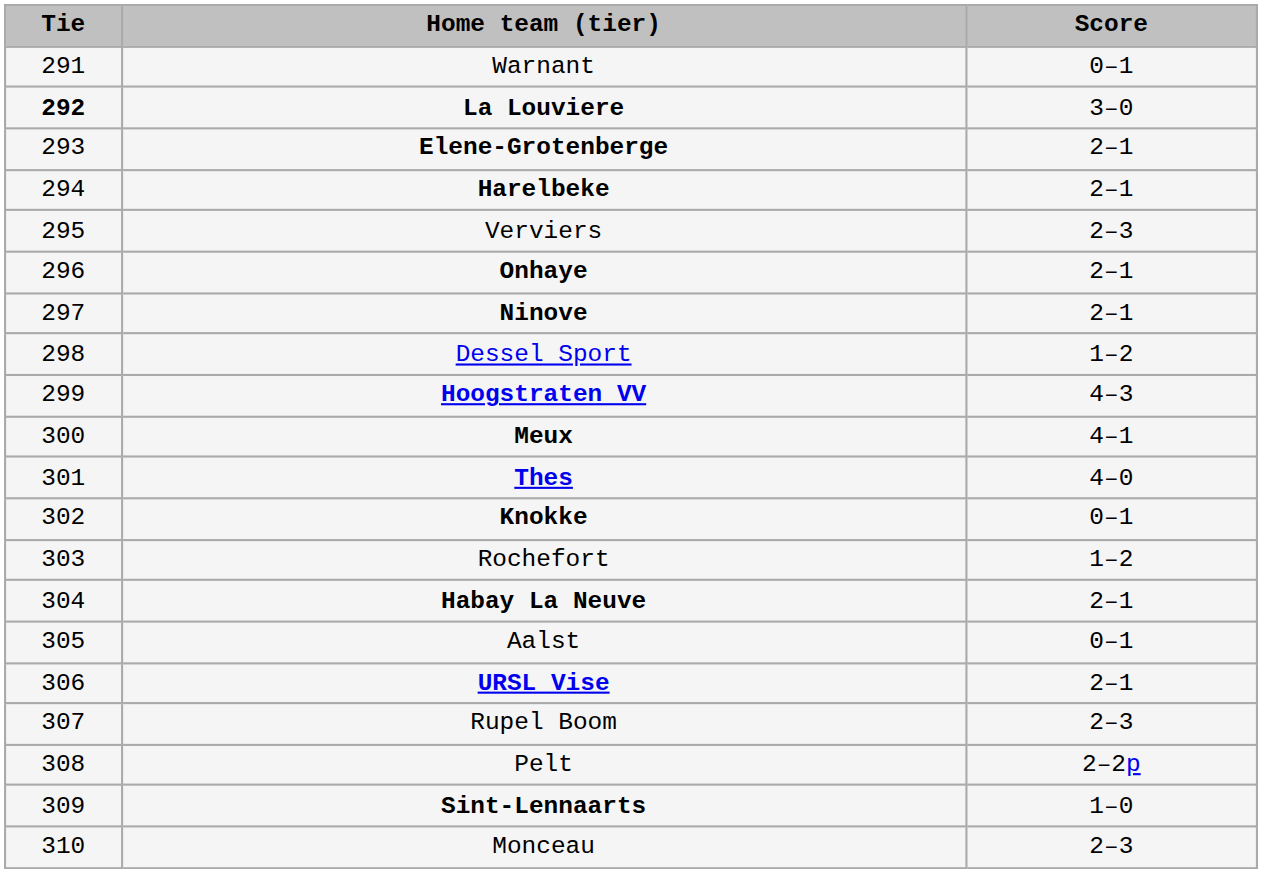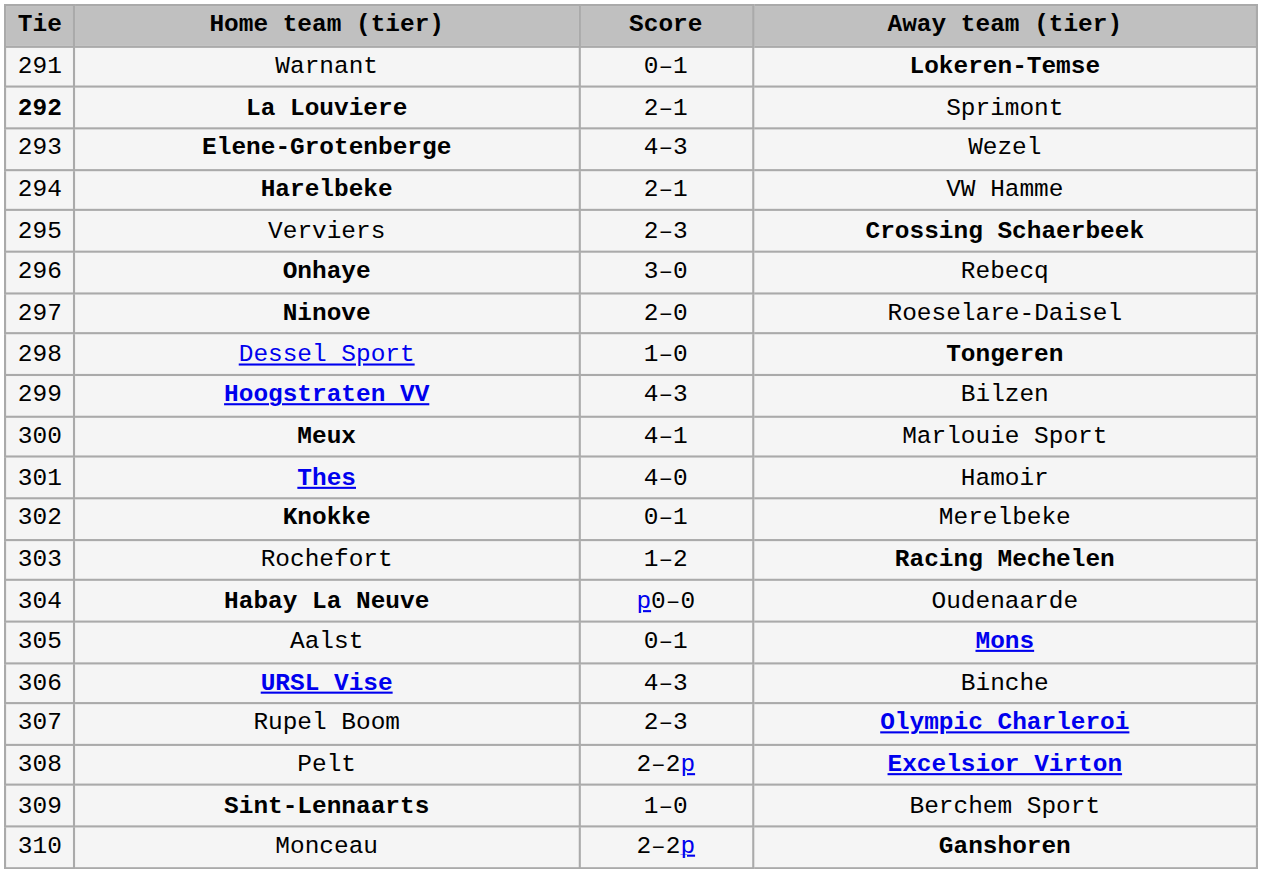+ column: (1005, 25)
(1111, 107) 3–0 -> (666, 107) 2–1
(1111, 149) 2–1 -> (666, 149) 4–3
(1111, 272) 2–1 -> (666, 272) 3–0
(1111, 313) 2–1 -> (666, 313) 2–0
(1111, 354) 1–2 -> (666, 354) 1–0
(1111, 600) 2–1 -> (666, 600) p0–0
(1111, 683) 2–1 -> (666, 683) 4–3
(1111, 847) 2–3 -> (666, 847) 2–2p
